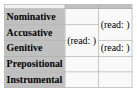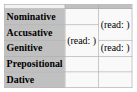+ row: (20, 79)
- row: (34, 79)
